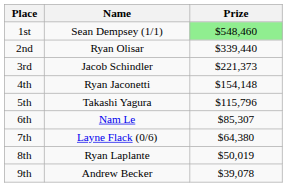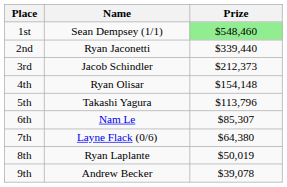(117, 48) Ryan Olisar -> (117, 48) Ryan Jaconetti
(236, 66) $221,373 -> (236, 66) $212,373
(117, 84) Ryan Jaconetti -> (117, 84) Ryan Olisar
(236, 102) $115,796 -> (236, 102) $113,796
